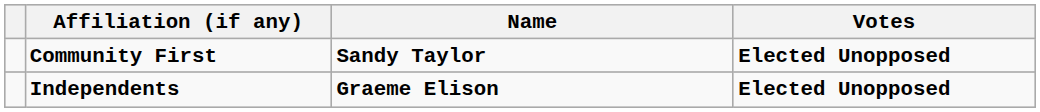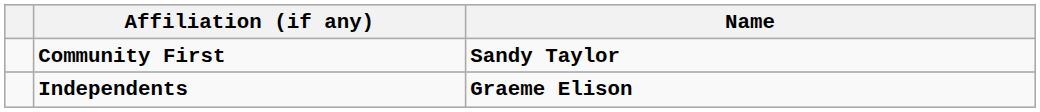- column: (884, 22)
